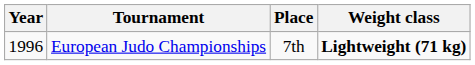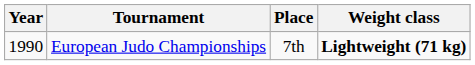(26, 45) 1996 -> (26, 45) 1990
